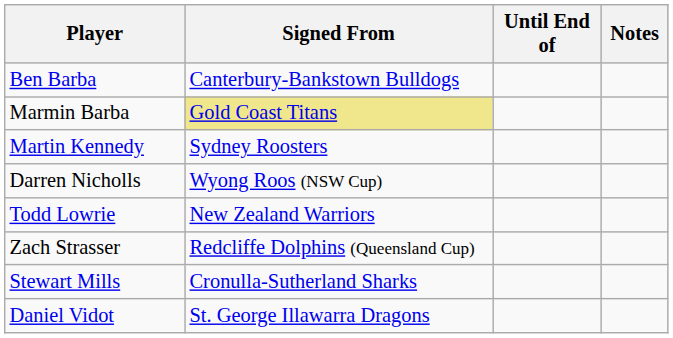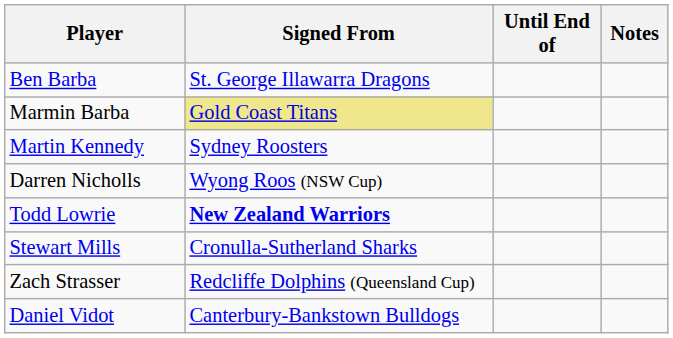(324, 79) Canterbury-Bankstown Bulldogs -> (310, 79) St. George Illawarra Dragons
(282, 214) normal -> (290, 214) bold
rows swapped: (65, 281) <-> (65, 248)
(310, 315) St. George Illawarra Dragons -> (324, 315) Canterbury-Bankstown Bulldogs
